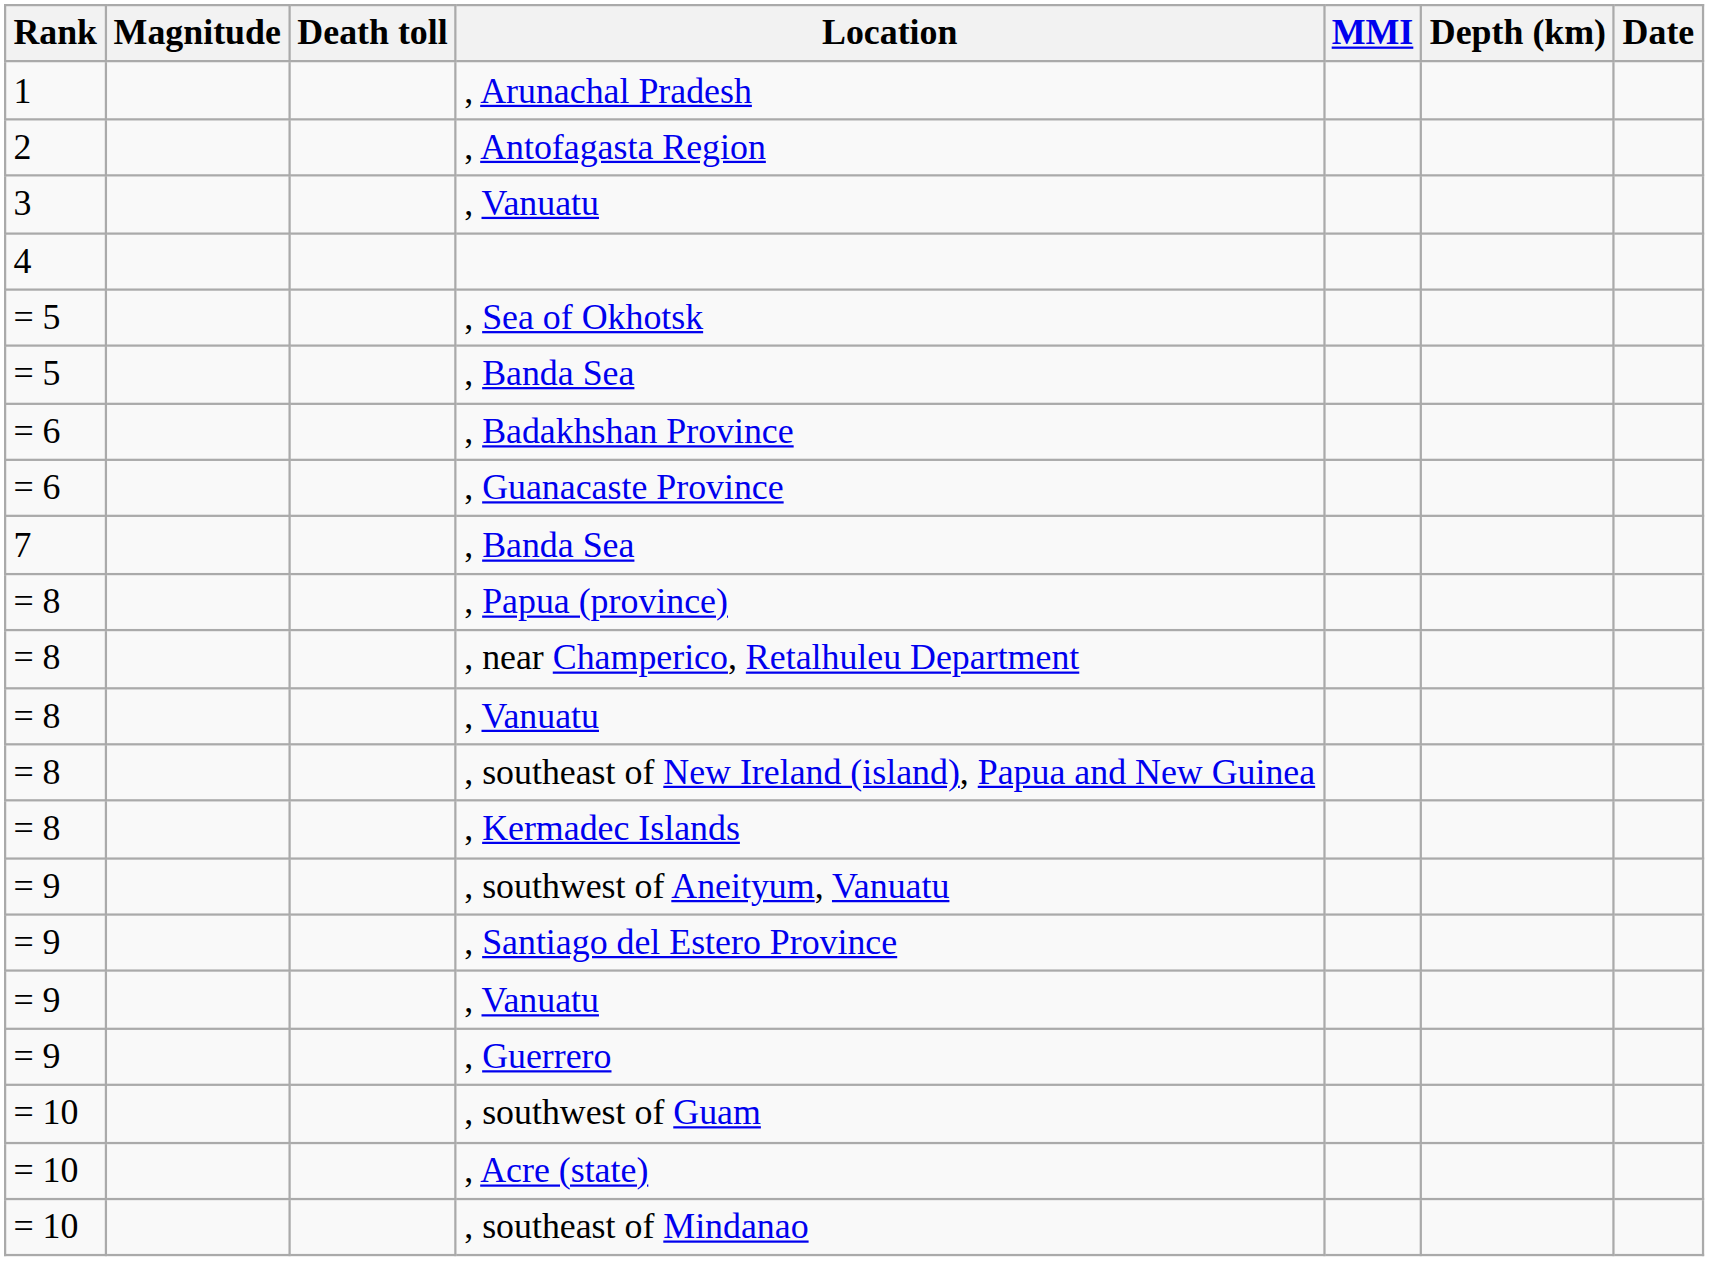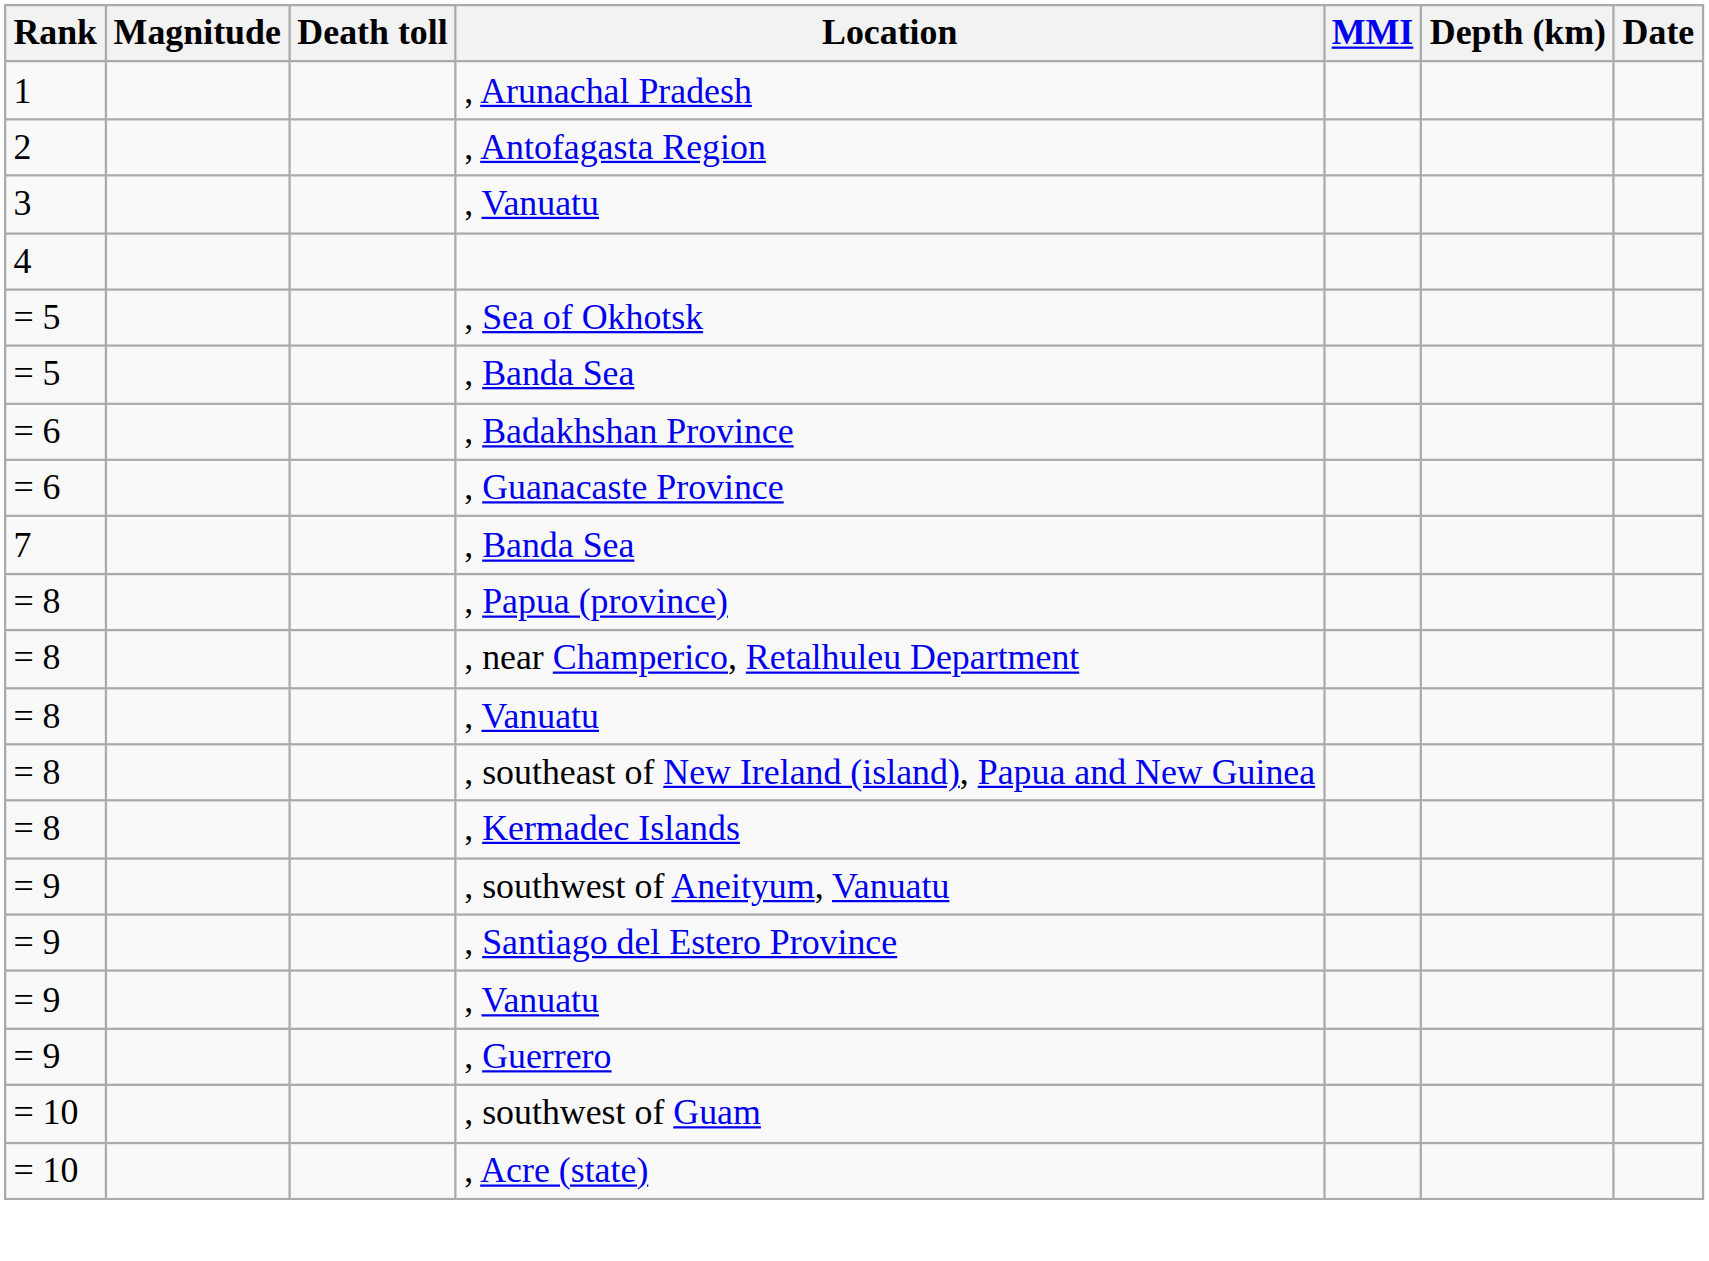- row: (46, 1226)
